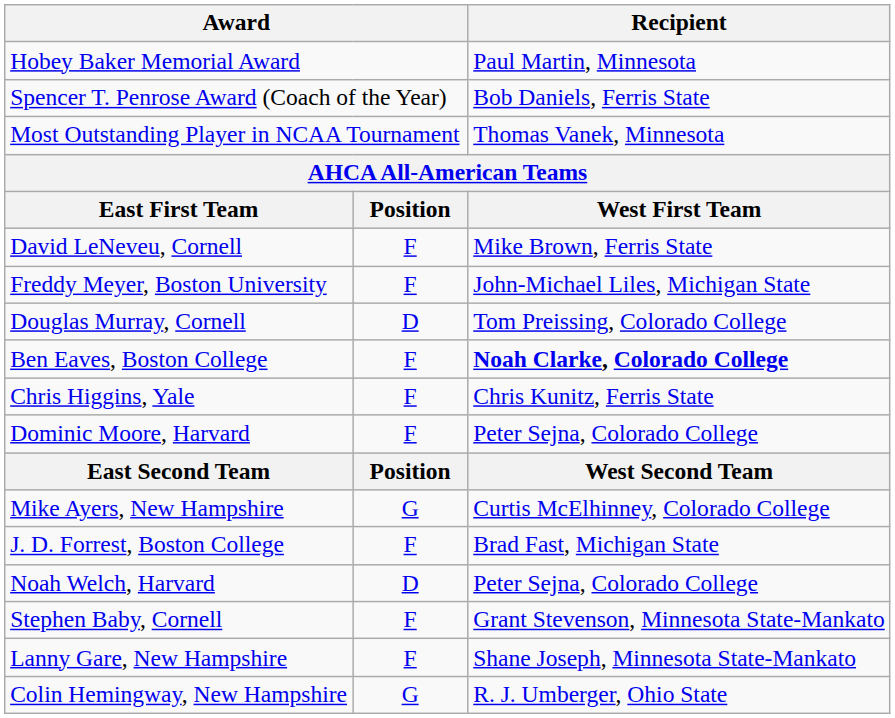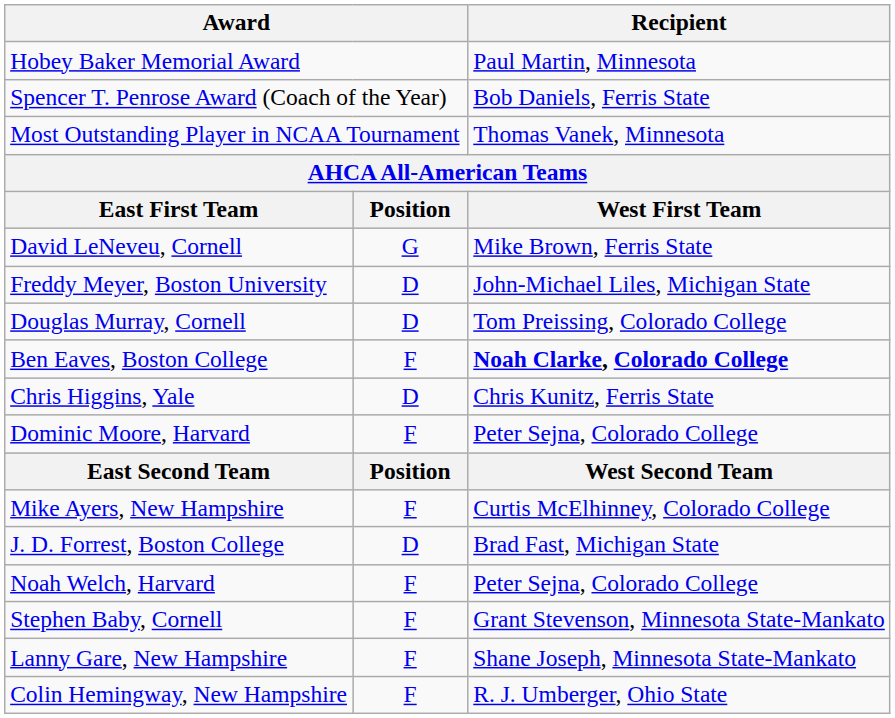(410, 246) F -> (410, 246) G
(410, 284) F -> (410, 284) D
(410, 396) F -> (410, 396) D
(410, 508) G -> (410, 508) F
(410, 545) F -> (410, 545) D
(410, 582) D -> (410, 582) F
(410, 694) G -> (410, 694) F
